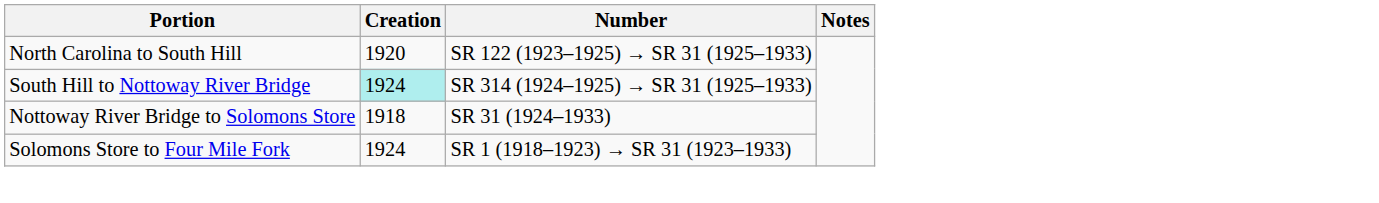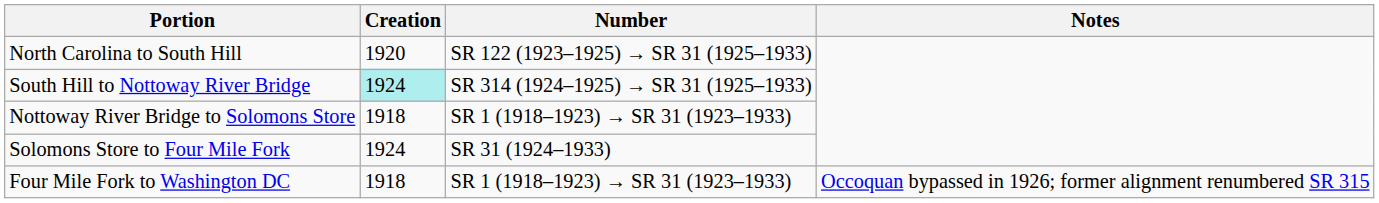(531, 117) SR 31 (1924–1933) -> (621, 117) SR 1 (1918–1923) → SR 31 (1923–1933)
(621, 149) SR 1 (1918–1923) → SR 31 (1923–1933) -> (531, 149) SR 31 (1924–1933)
+ row: (150, 181)
